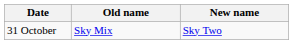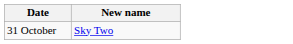- column: (126, 13)
